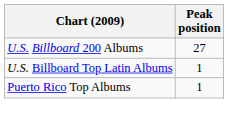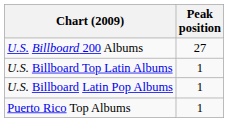+ row: (90, 87)
